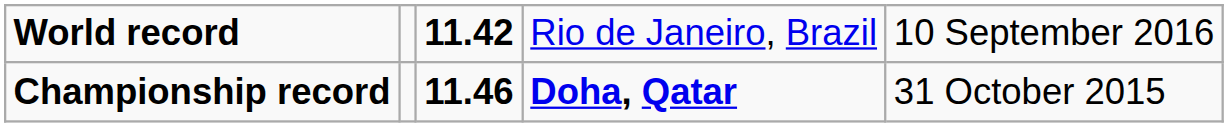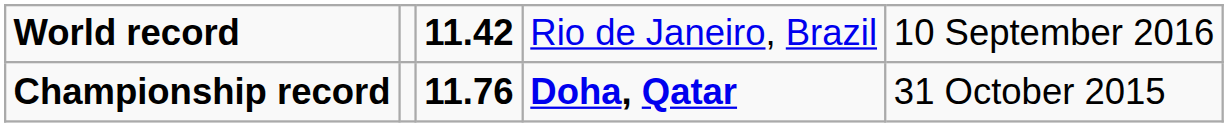(469, 91) 11.46 -> (469, 91) 11.76
